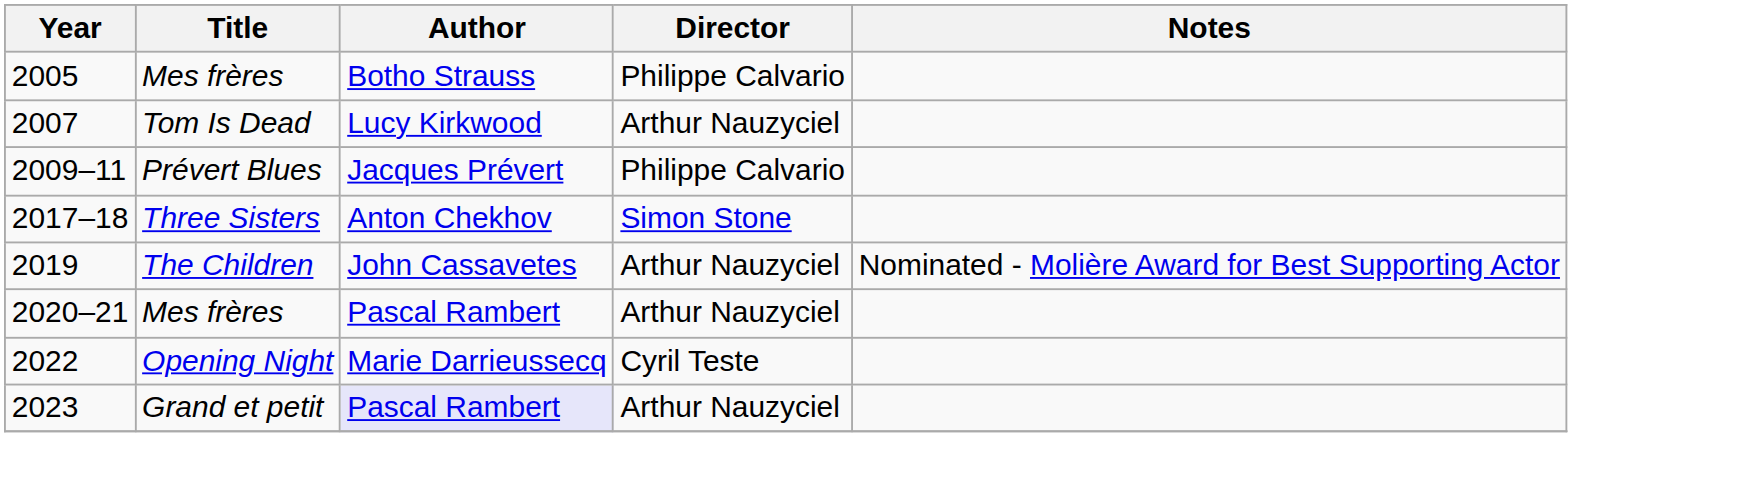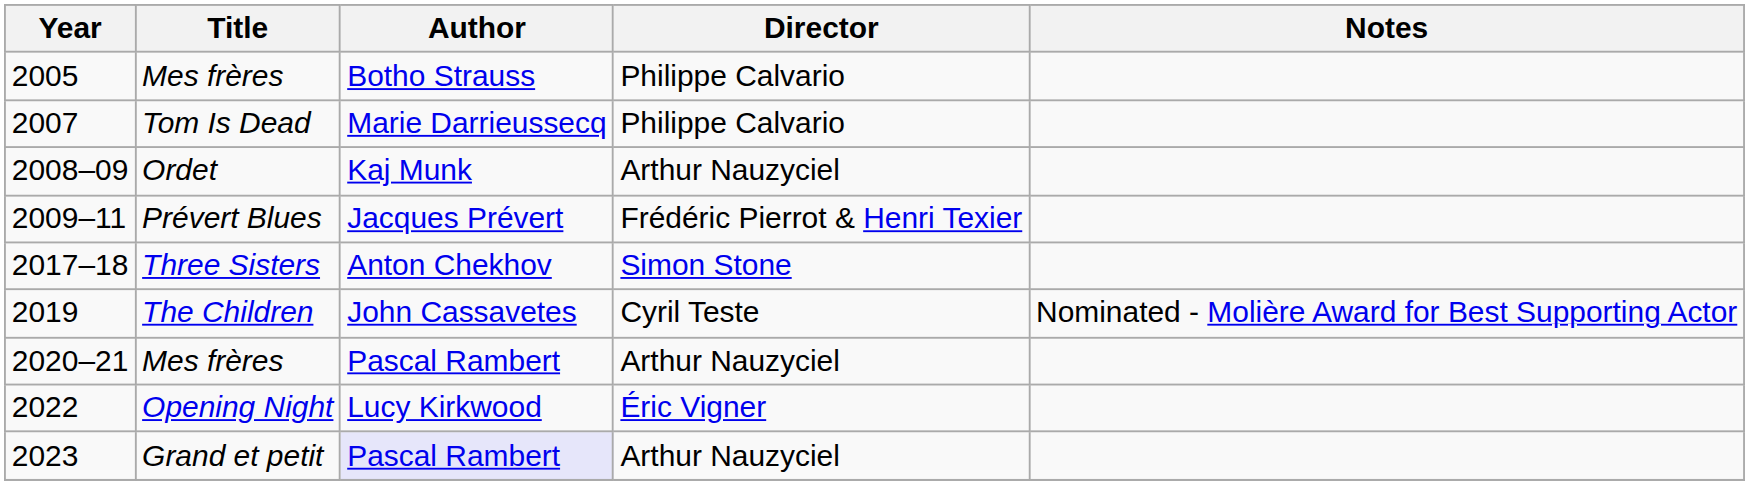(444, 123) Lucy Kirkwood -> (477, 123) Marie Darrieussecq
(730, 123) Arthur Nauzyciel -> (733, 123) Philippe Calvario
+ row: (70, 170)
(733, 170) Philippe Calvario -> (821, 218) Frédéric Pierrot & Henri Texier
(730, 265) Arthur Nauzyciel -> (690, 312) Cyril Teste
(477, 360) Marie Darrieussecq -> (444, 407) Lucy Kirkwood
(690, 360) Cyril Teste -> (693, 407) Éric Vigner
